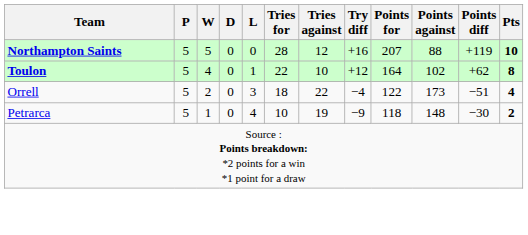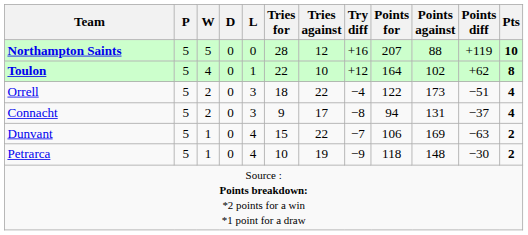+ row: (33, 112)
+ row: (30, 133)
